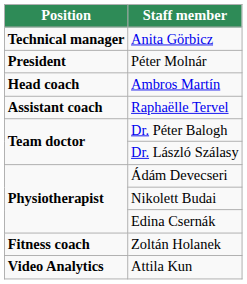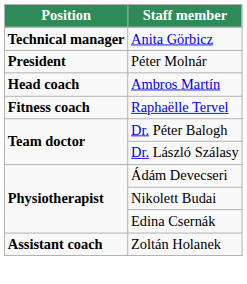(55, 107) Assistant coach -> (49, 107) Fitness coach
(49, 244) Fitness coach -> (55, 244) Assistant coach
- row: (162, 267)
